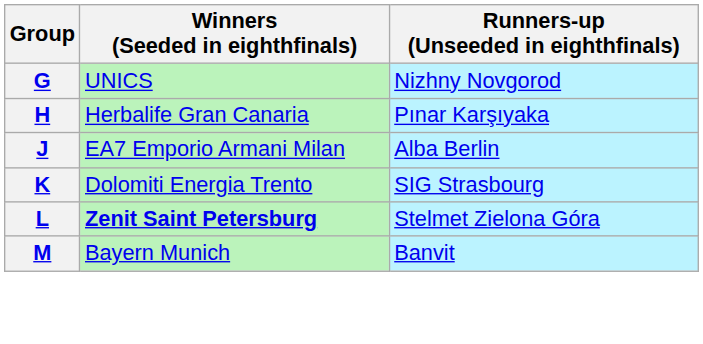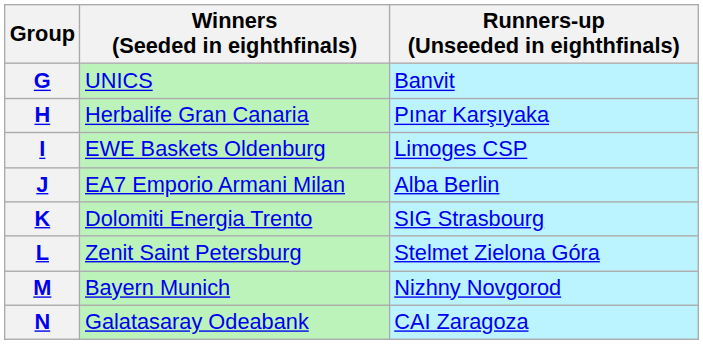(478, 80) Nizhny Novgorod -> (424, 80) Banvit
+ row: (42, 149)
(201, 218) bold -> (193, 253) normal
(424, 253) Banvit -> (478, 287) Nizhny Novgorod
+ row: (42, 322)
